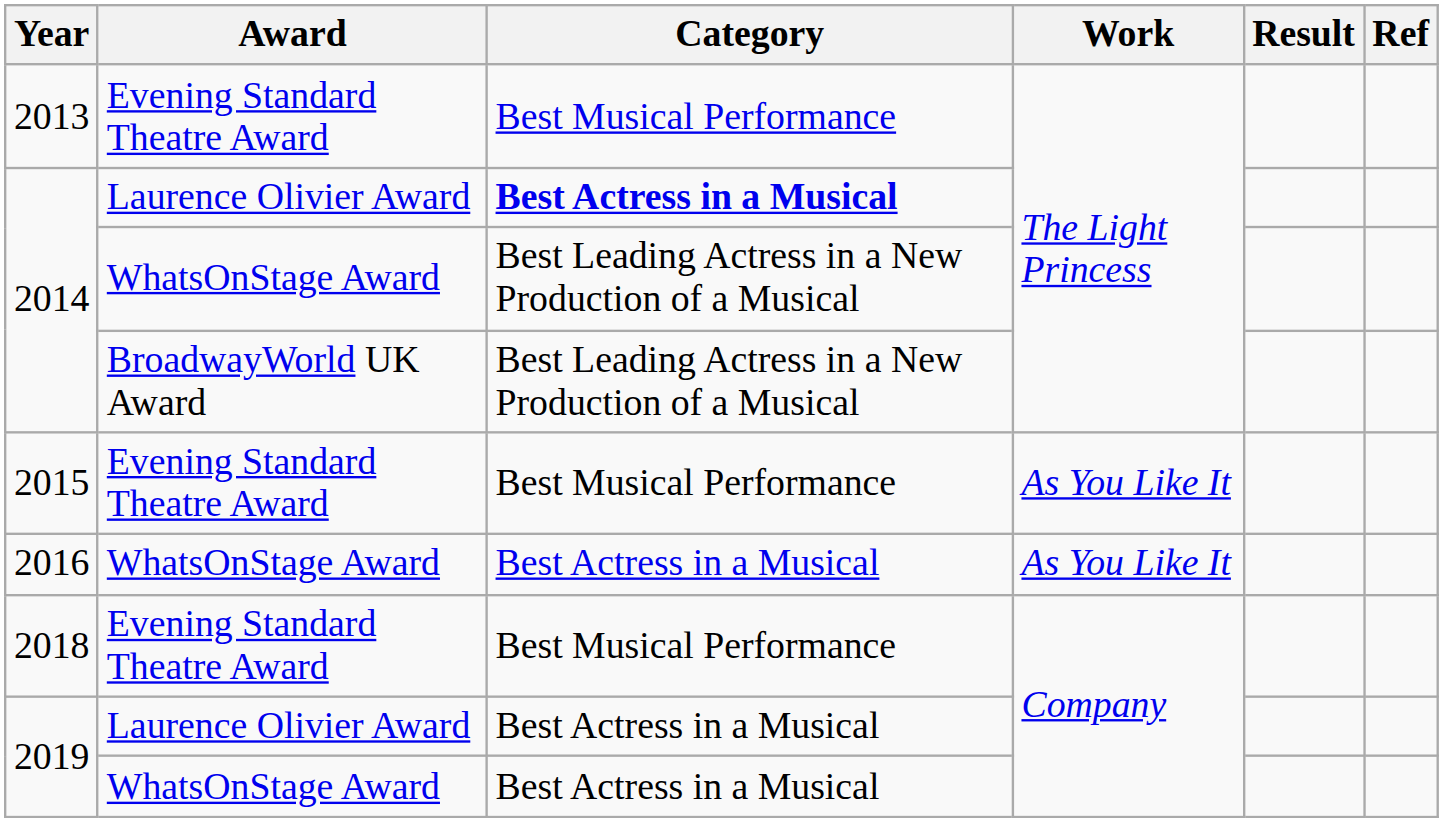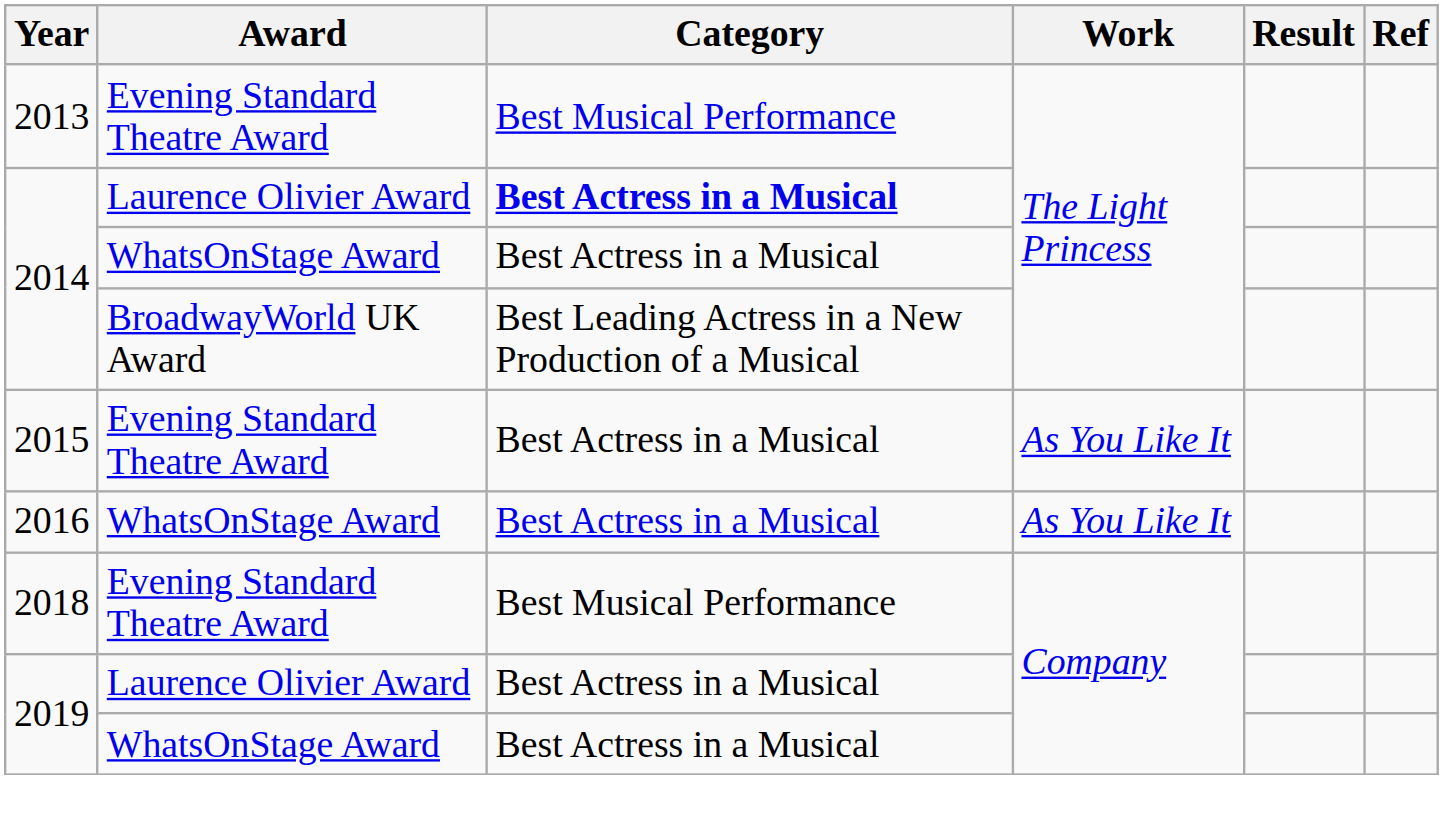(729, 277) Best Leading Actress in a New Production of a Musical -> (687, 256) Best Actress in a Musical
(696, 482) Best Musical Performance -> (687, 440) Best Actress in a Musical
